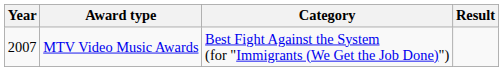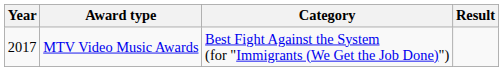(22, 46) 2007 -> (22, 46) 2017
